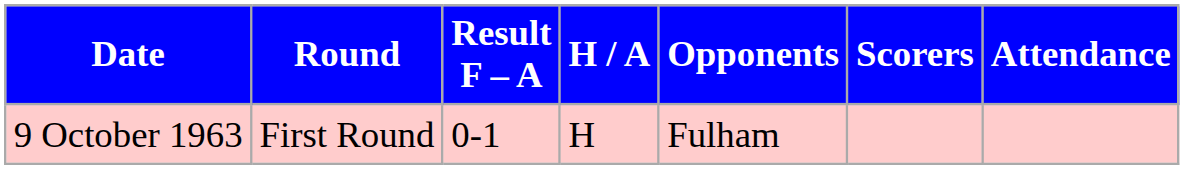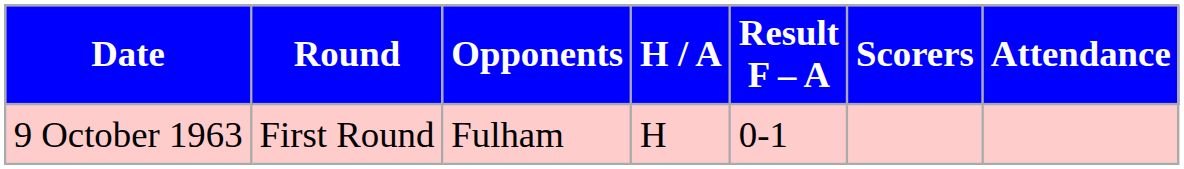columns swapped: (753, 54) <-> (501, 54)
